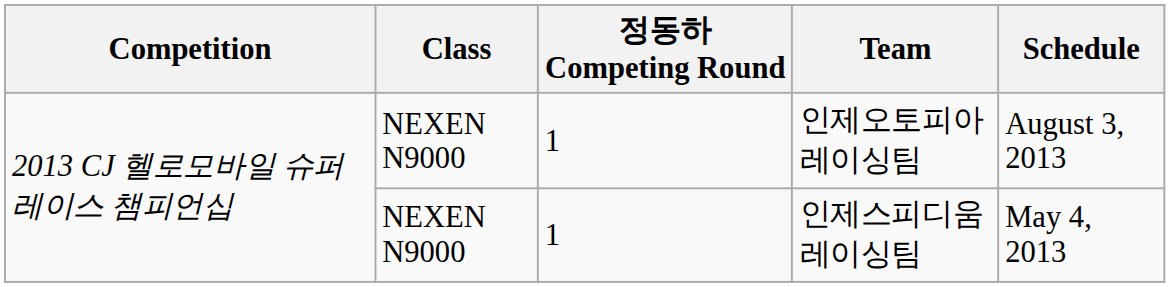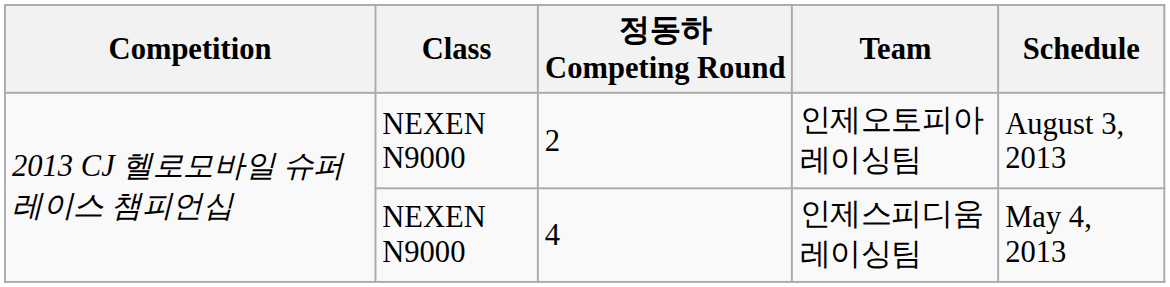(552, 140) 1 -> (552, 140) 2
(552, 234) 1 -> (552, 234) 4
